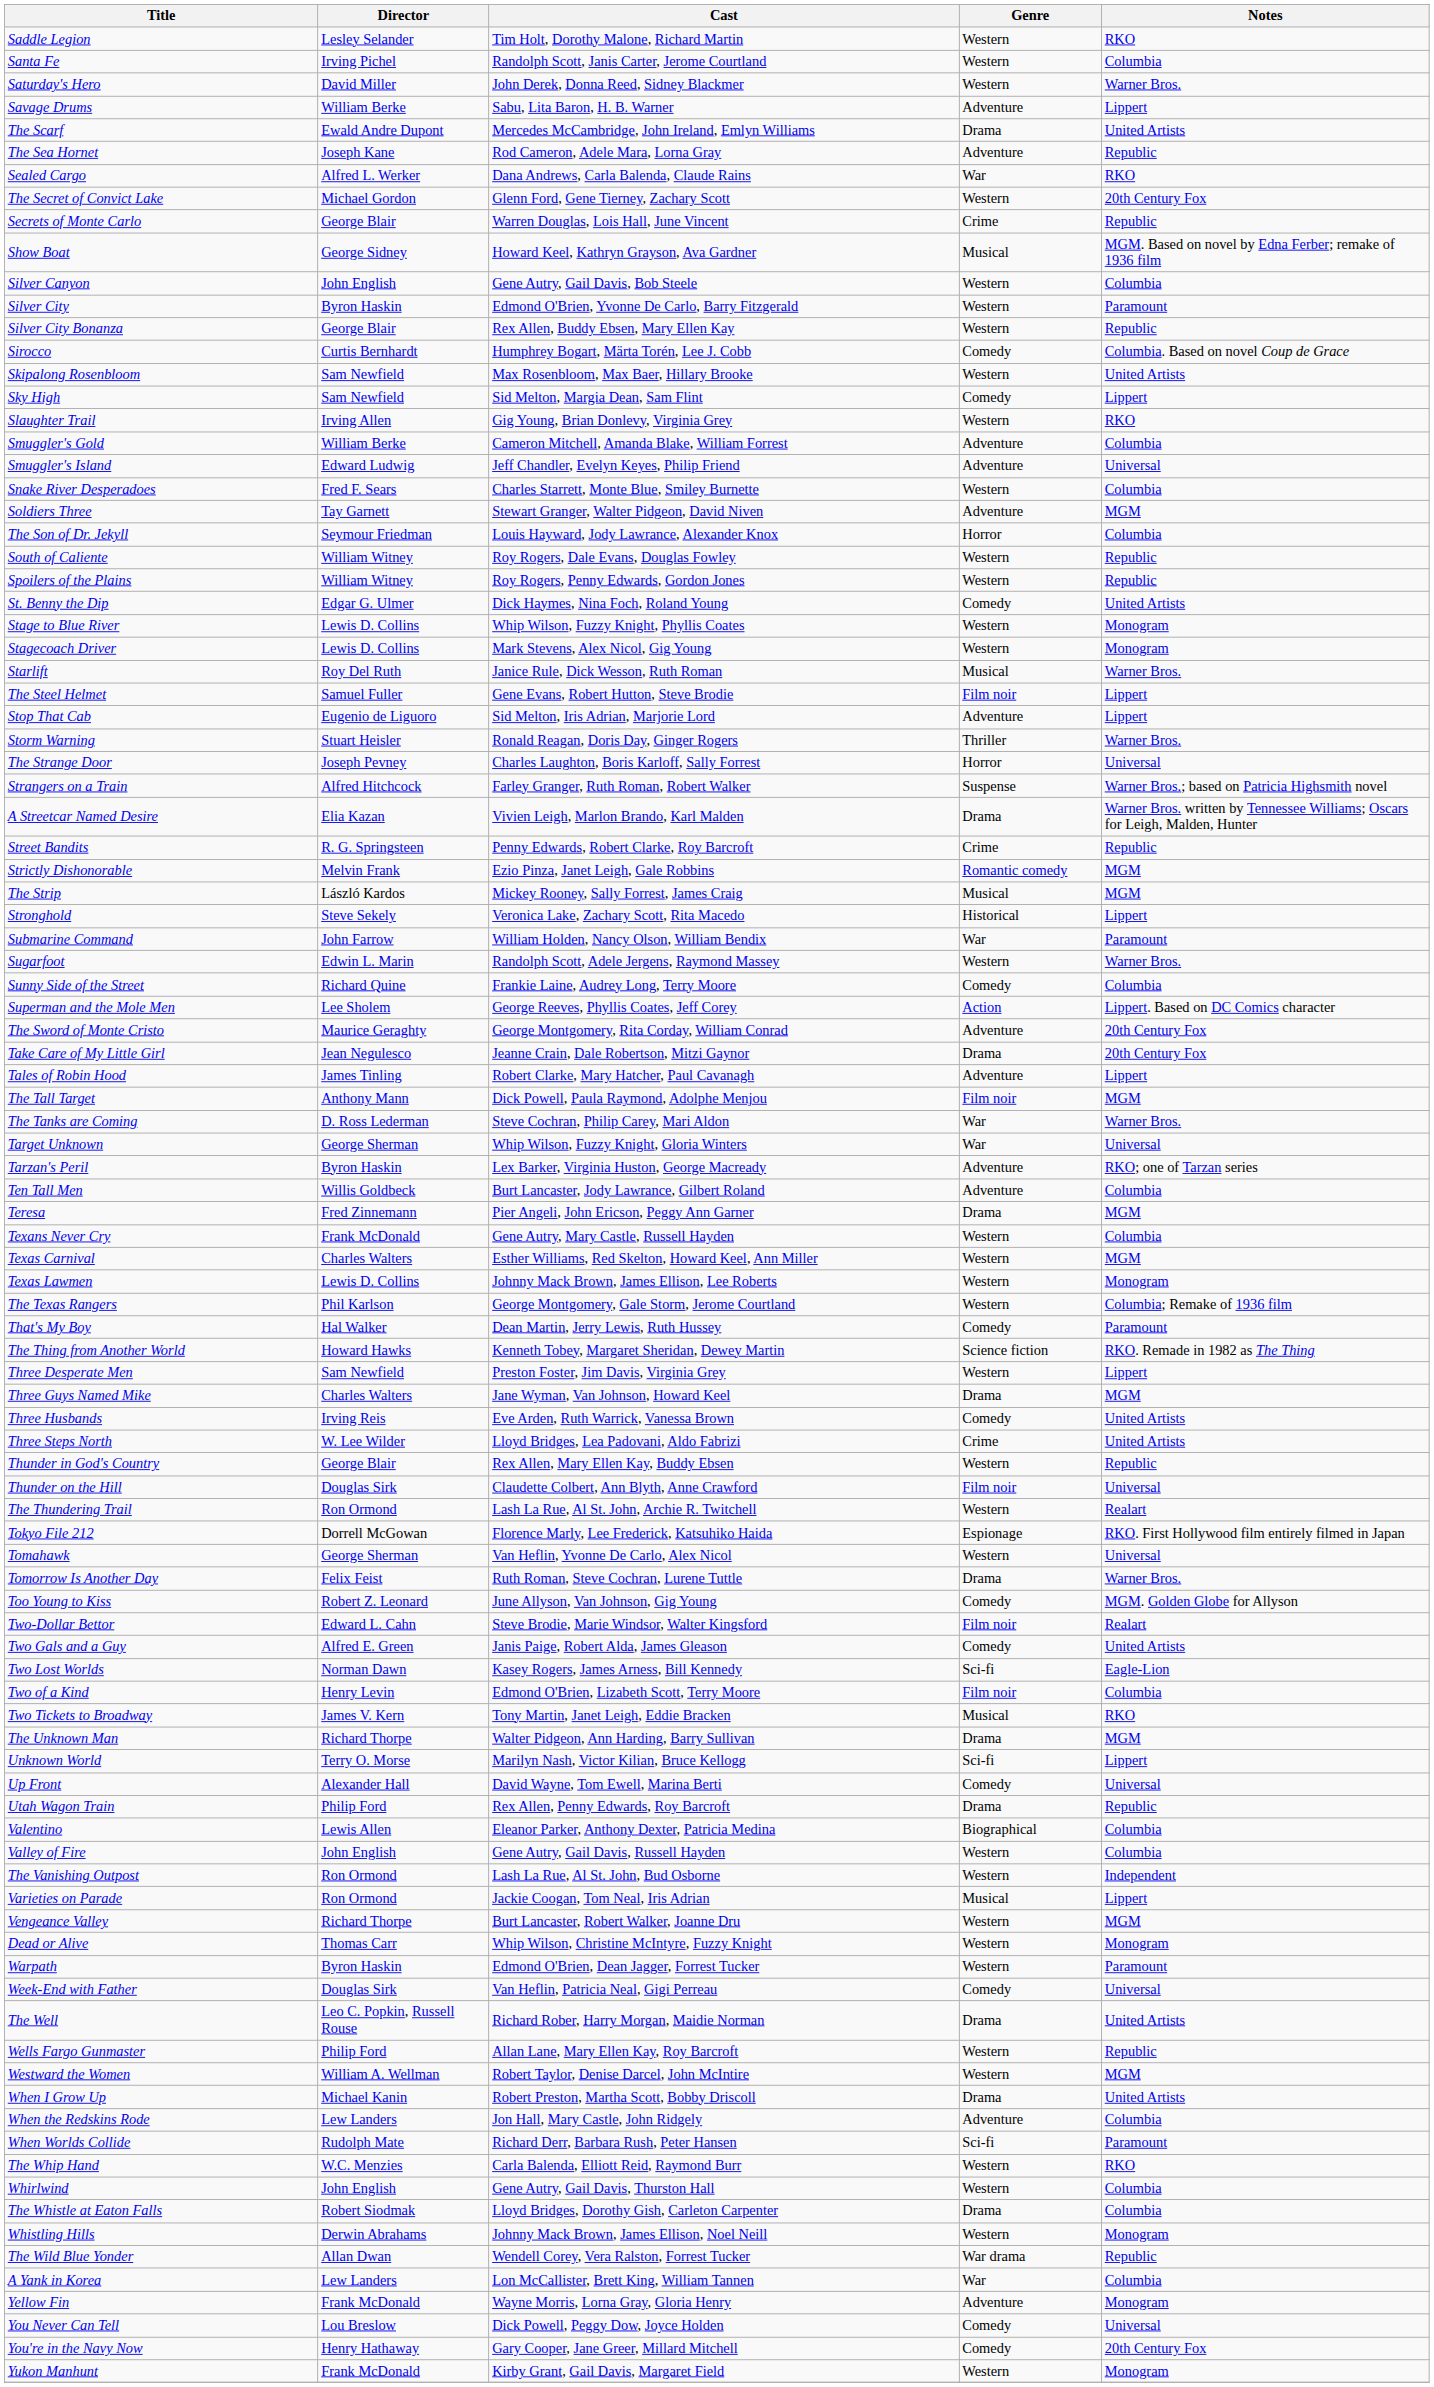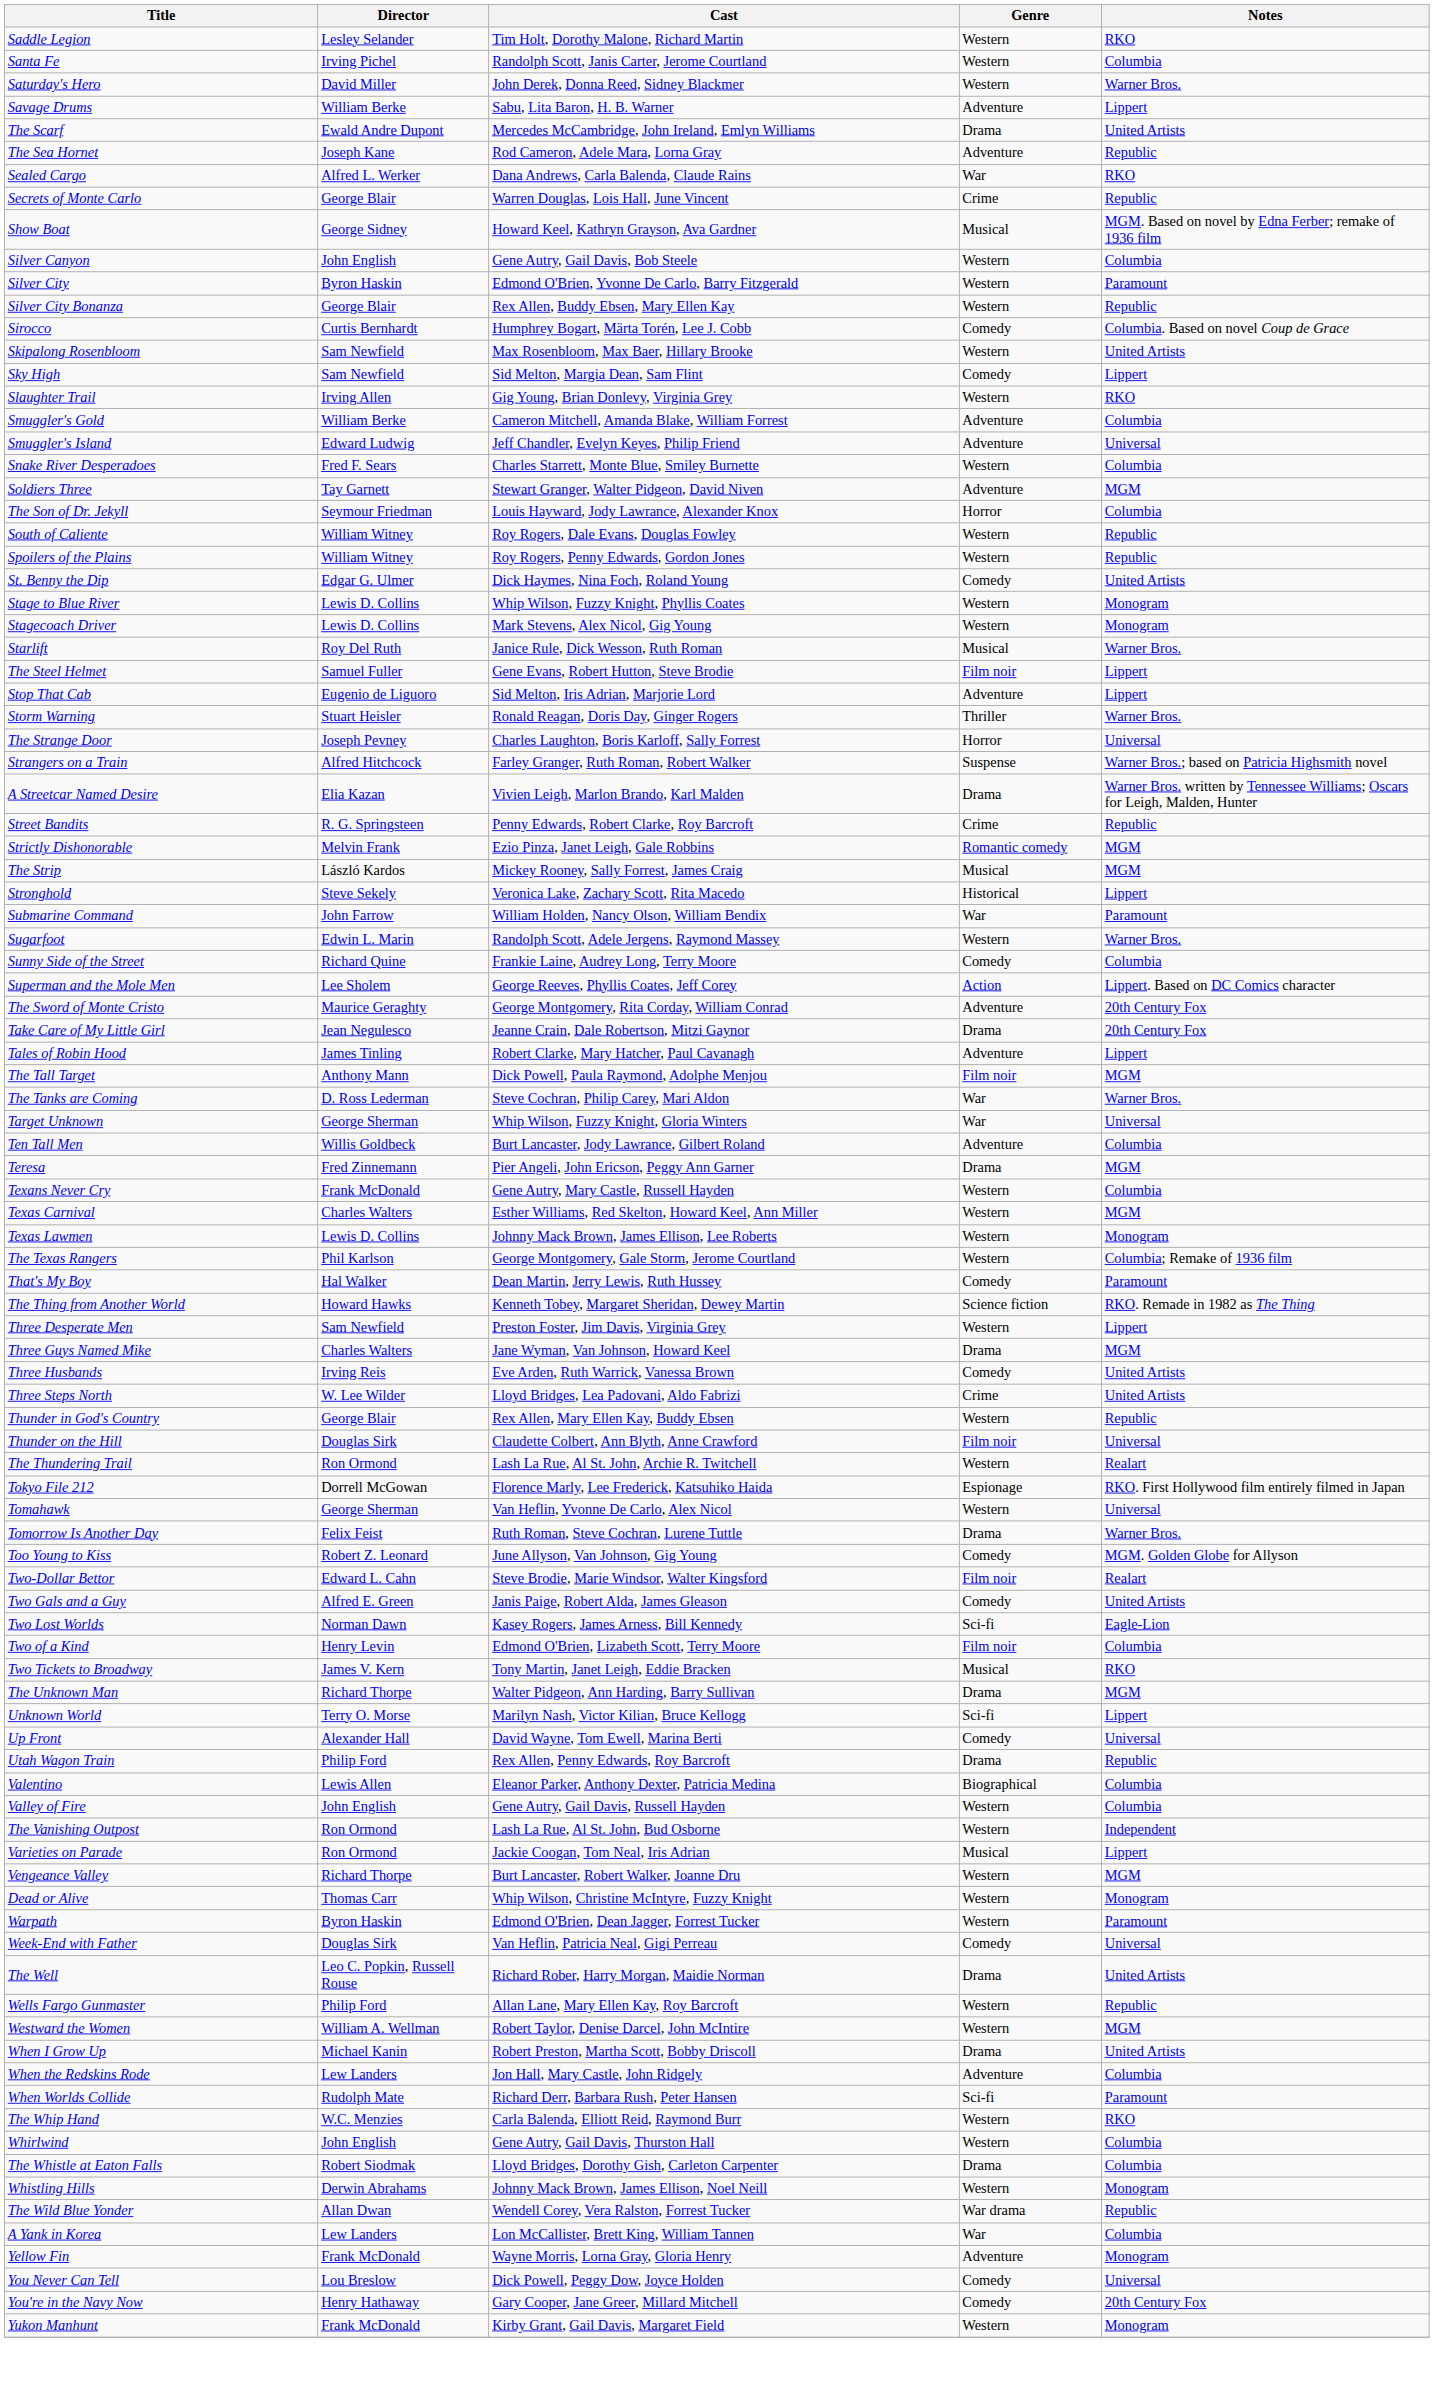- row: (85, 198)
- row: (48, 1167)
